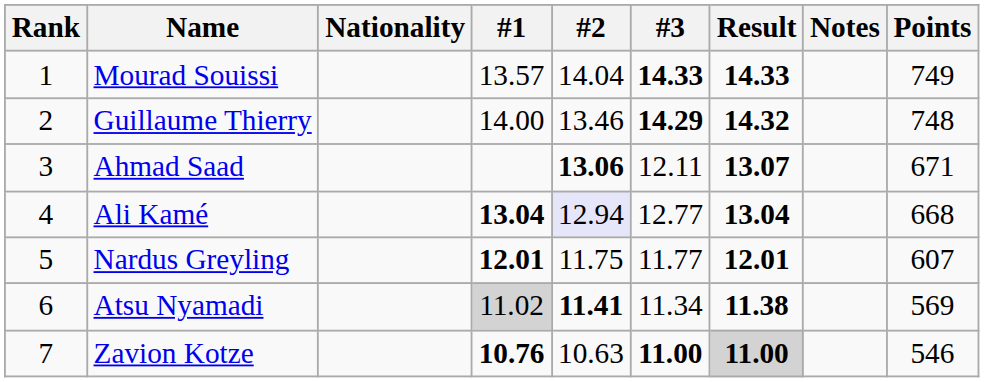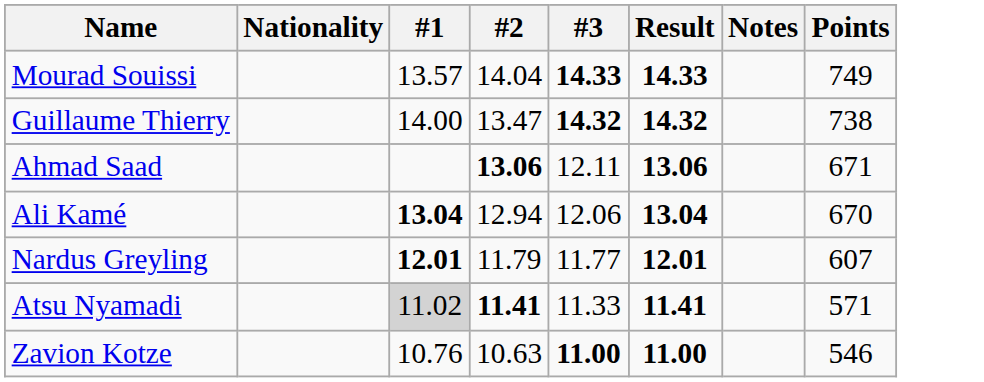- column: (46, 27)
(591, 120) 13.46 -> (509, 120) 13.47
(670, 120) 14.29 -> (588, 120) 14.32
(932, 120) 748 -> (851, 120) 738
(757, 167) 13.07 -> (675, 167) 13.06
(591, 213) lavender background -> (509, 213) no background
(670, 213) 12.77 -> (588, 213) 12.06
(932, 213) 668 -> (851, 213) 670
(591, 259) 11.75 -> (509, 259) 11.79
(670, 306) 11.34 -> (588, 306) 11.33
(757, 306) 11.38 -> (675, 306) 11.41
(932, 306) 569 -> (851, 306) 571
(512, 352) bold -> (430, 352) normal
(757, 352) lightgrey background -> (675, 352) no background
